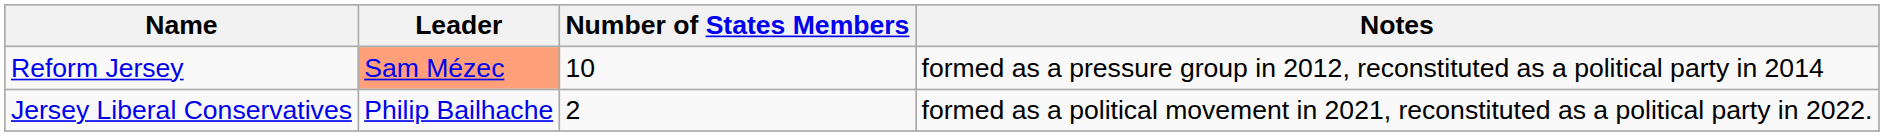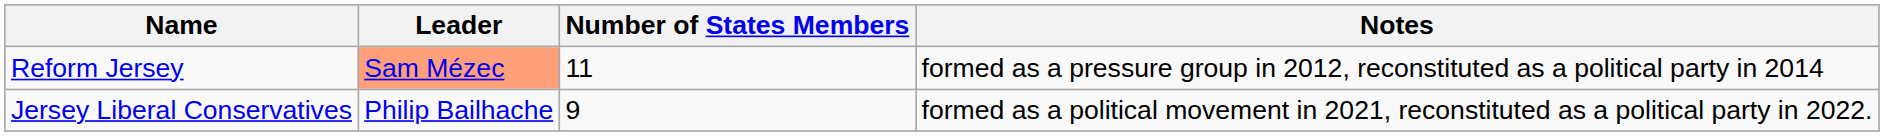(580, 67) 10 -> (579, 67) 11
(573, 109) 2 -> (573, 109) 9
